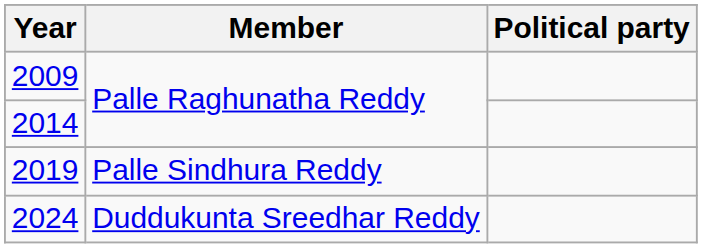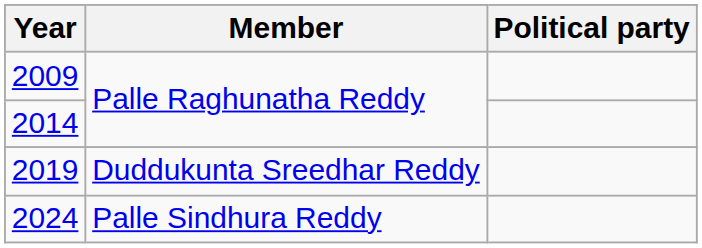(237, 170) Palle Sindhura Reddy -> (286, 170) Duddukunta Sreedhar Reddy
(286, 218) Duddukunta Sreedhar Reddy -> (237, 218) Palle Sindhura Reddy
